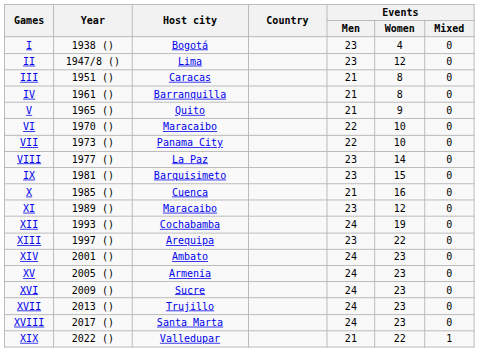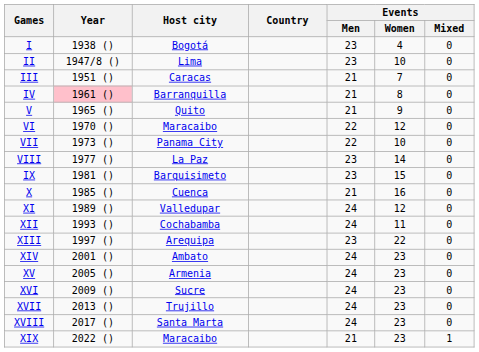(400, 61) 12 -> (400, 61) 10
(400, 78) 8 -> (400, 78) 7
(93, 94) no background -> (93, 94) pink background
(400, 127) 10 -> (400, 127) 12
(190, 208) Maracaibo -> (190, 208) Valledupar
(351, 208) 23 -> (351, 208) 24
(400, 225) 19 -> (400, 225) 11
(190, 339) Valledupar -> (190, 339) Maracaibo
(400, 339) 22 -> (400, 339) 23
